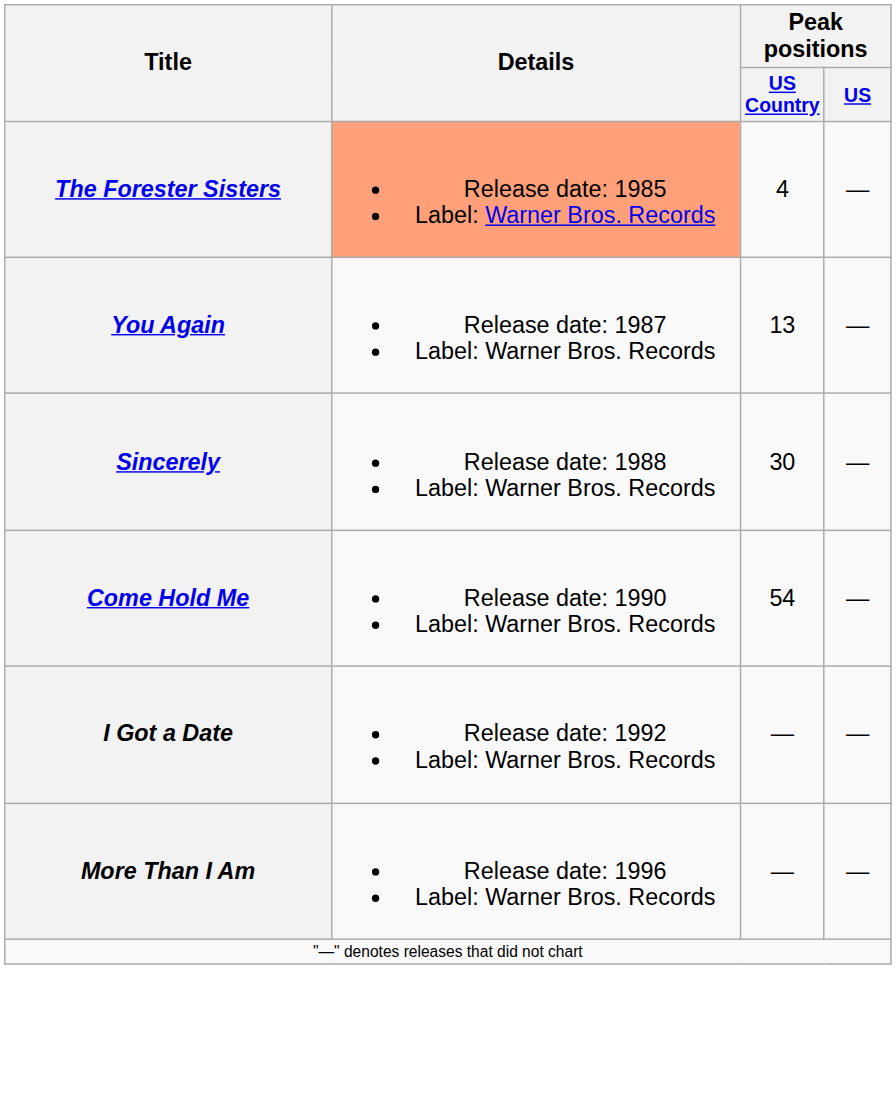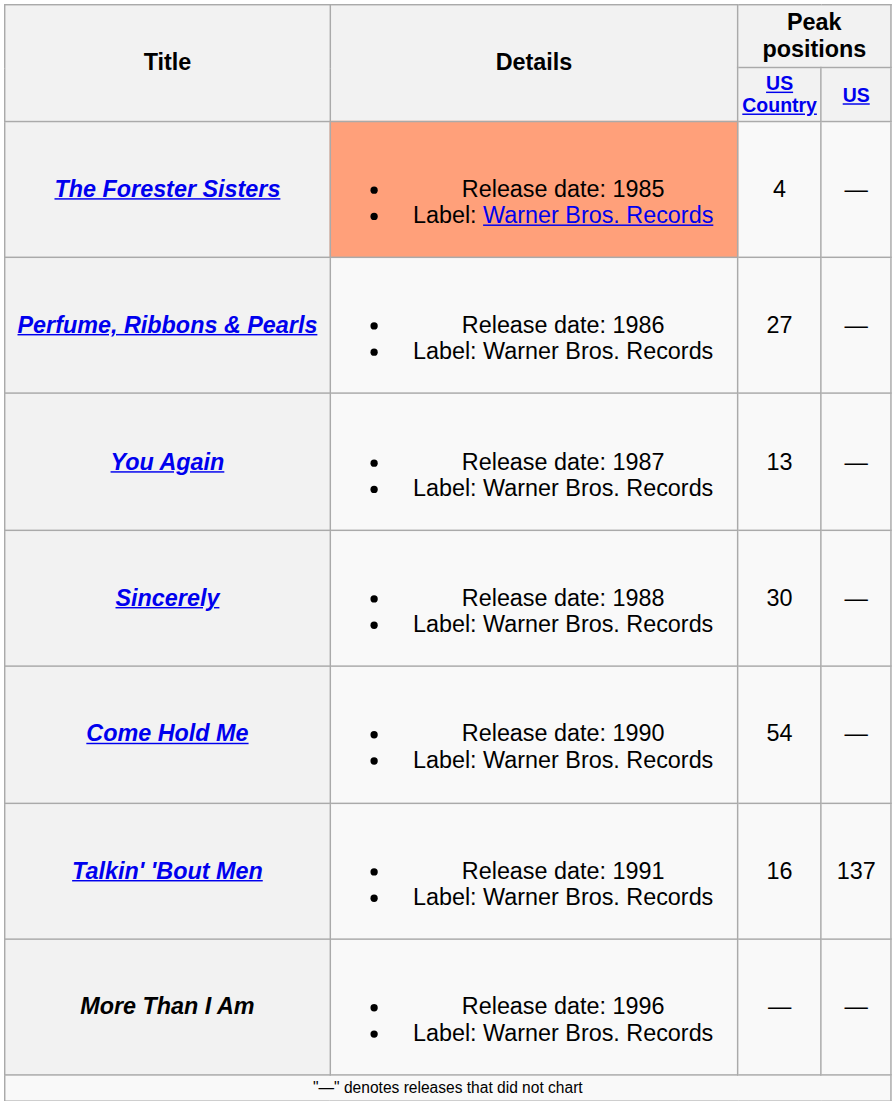+ row: (167, 325)
+ row: (167, 870)
- row: (168, 734)
